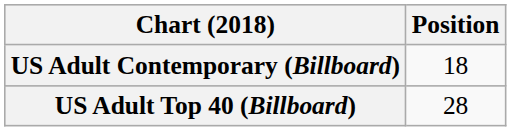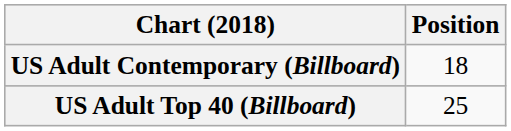(456, 105) 28 -> (456, 105) 25
